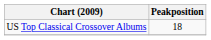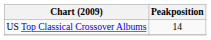(177, 27) 18 -> (177, 27) 14
